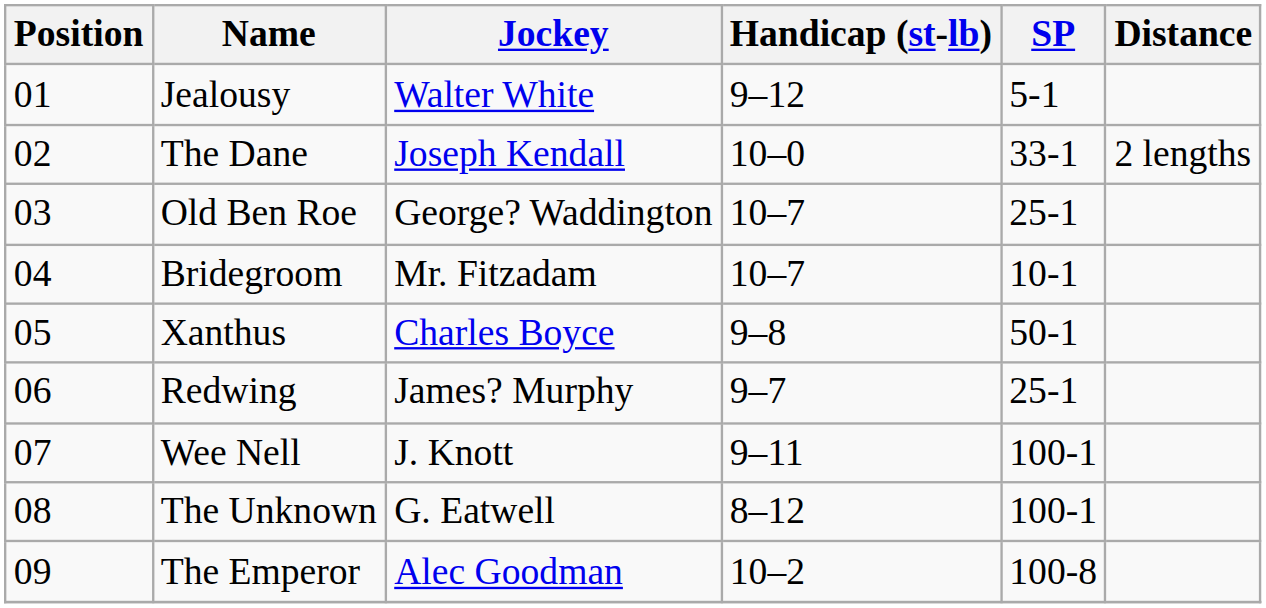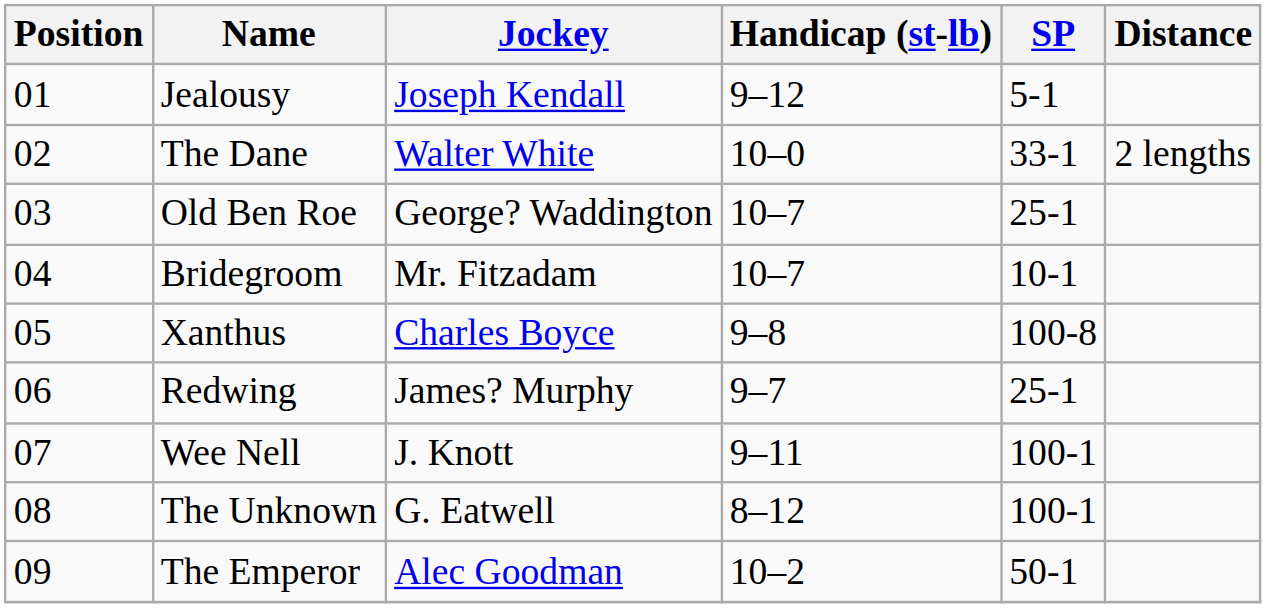(494, 93) Walter White -> (510, 93) Joseph Kendall
(510, 153) Joseph Kendall -> (494, 153) Walter White
(1044, 332) 50-1 -> (1053, 332) 100-8
(1053, 570) 100-8 -> (1044, 570) 50-1
